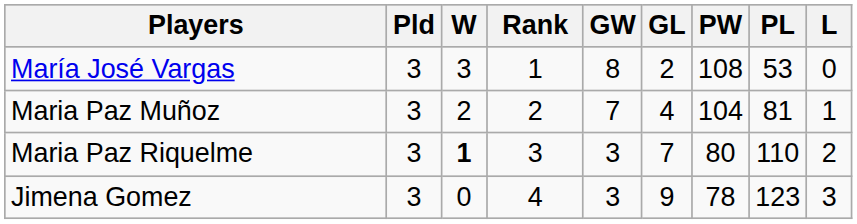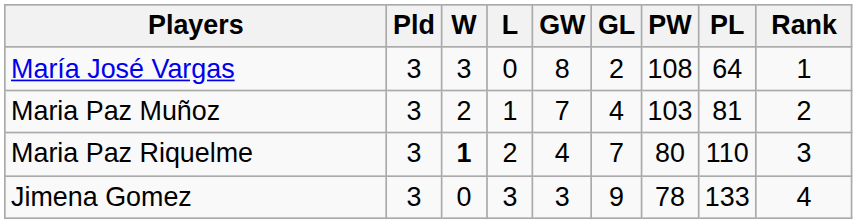columns swapped: (829, 25) <-> (535, 25)
(778, 68) 53 -> (727, 68) 64
(720, 111) 104 -> (670, 111) 103
(613, 153) 3 -> (562, 153) 4
(778, 196) 123 -> (727, 196) 133
